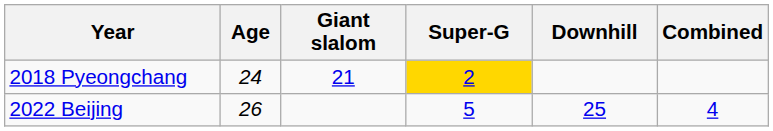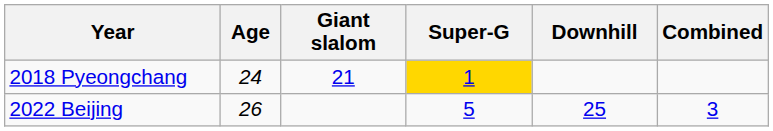(469, 76) 2 -> (469, 76) 1
(713, 109) 4 -> (713, 109) 3
